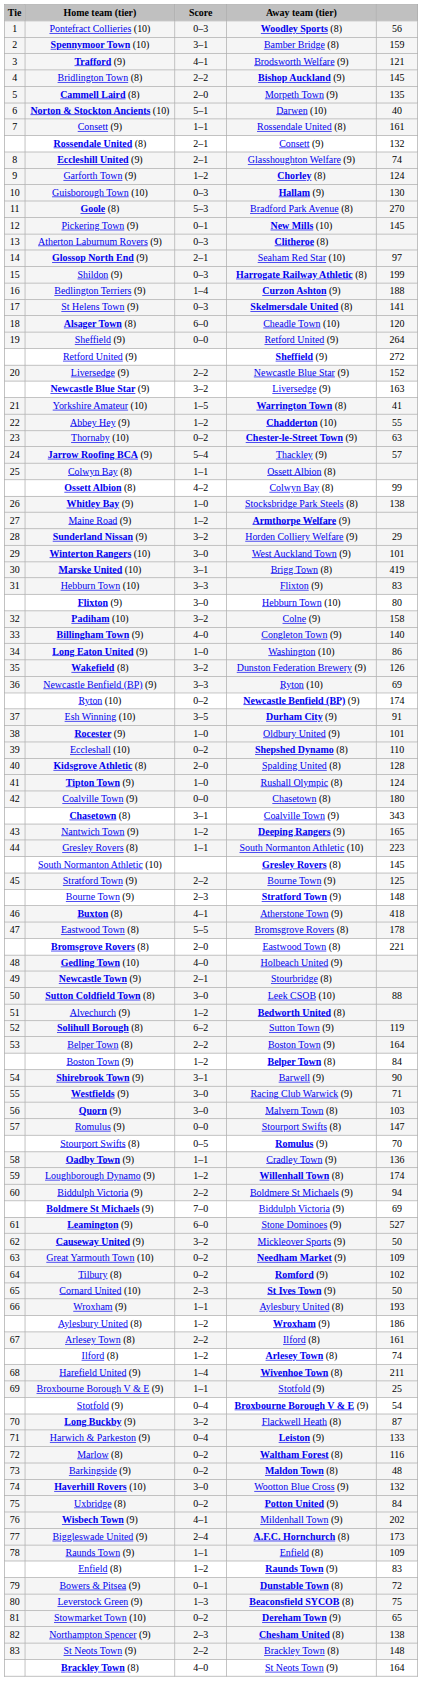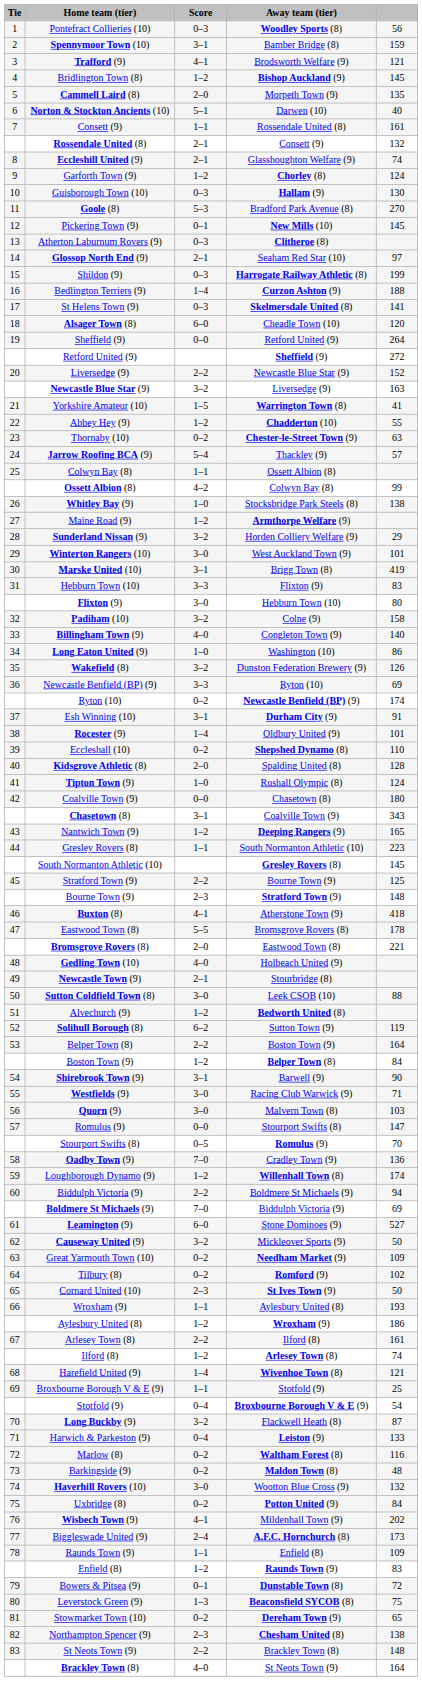(201, 78) 2–2 -> (201, 78) 1–2
(201, 717) 3–5 -> (201, 717) 3–1
(201, 734) 1–0 -> (201, 734) 1–4
(201, 1160) 1–1 -> (201, 1160) 7–0
(397, 1373) 211 -> (397, 1373) 121
